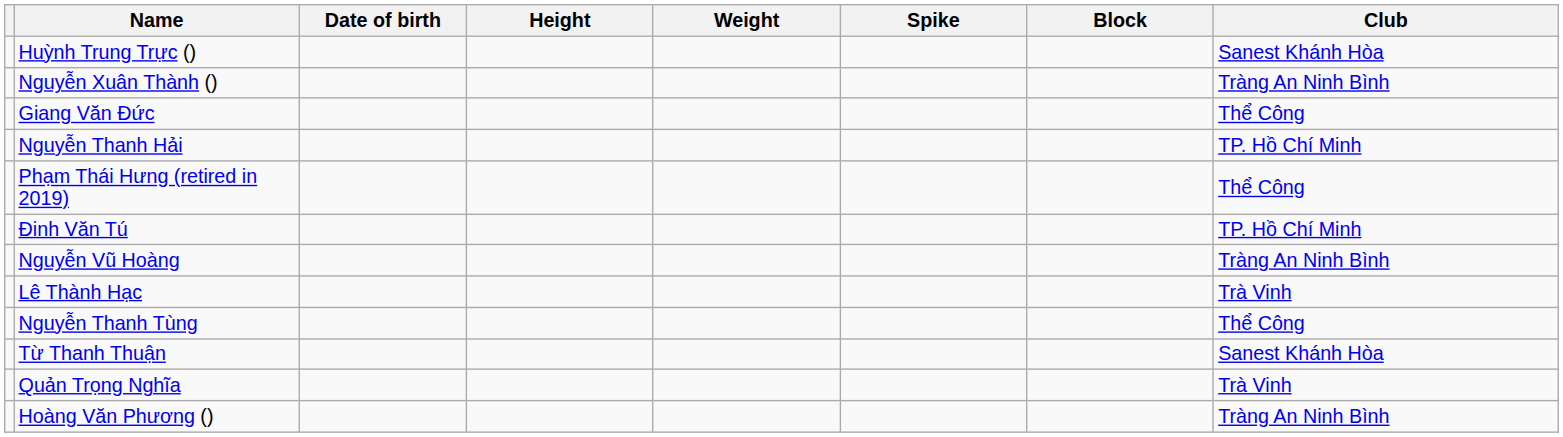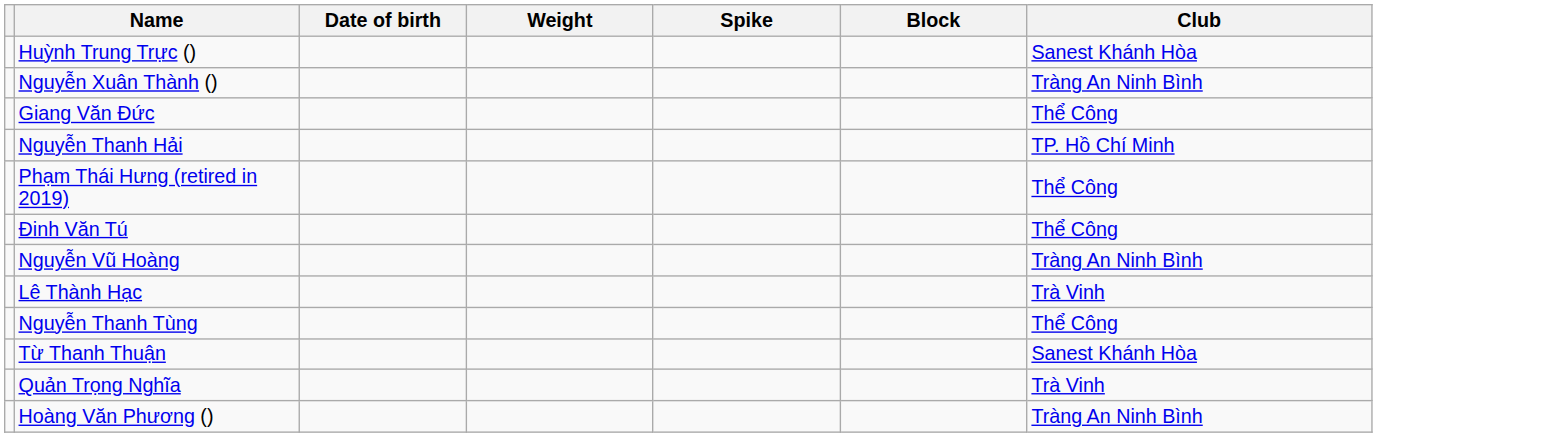- column: (560, 21)
(1290, 230) TP. Hồ Chí Minh -> (1075, 230) Thể Công
